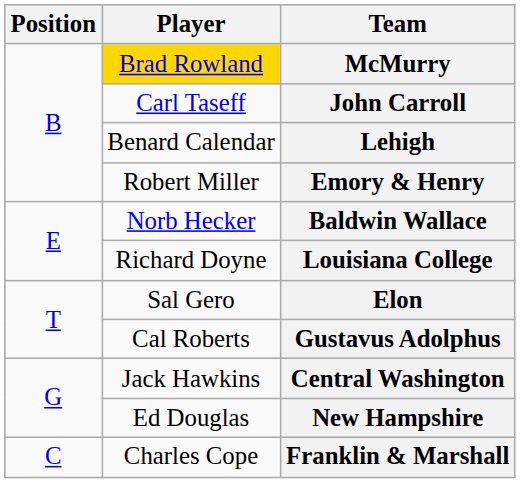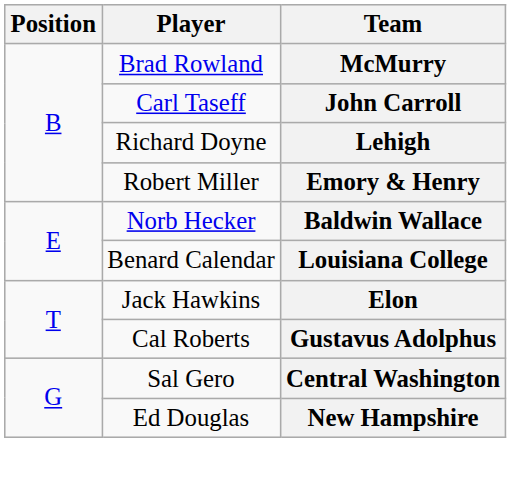(191, 63) gold background -> (191, 63) no background
(191, 142) Benard Calendar -> (191, 142) Richard Doyne
(191, 260) Richard Doyne -> (191, 260) Benard Calendar
(191, 299) Sal Gero -> (191, 299) Jack Hawkins
(191, 378) Jack Hawkins -> (191, 378) Sal Gero
- row: (398, 456)
